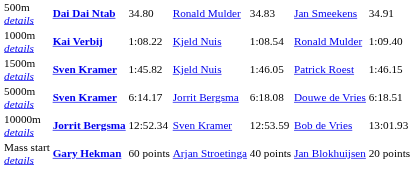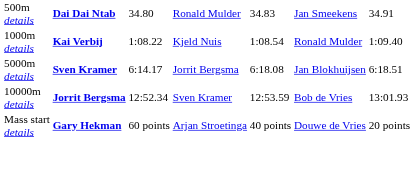- row: (20, 69)
(330, 97) Douwe de Vries -> (330, 69) Jan Blokhuijsen
(330, 153) Jan Blokhuijsen -> (330, 125) Douwe de Vries
